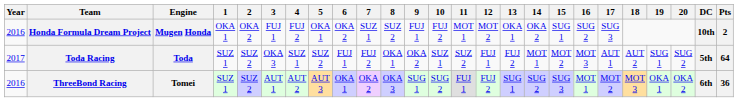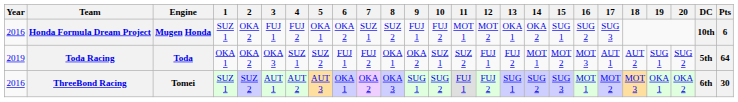(225, 32) OKA 1 -> (225, 32) SUZ 1
(725, 32) 2 -> (725, 32) 6
(16, 57) 2017 -> (16, 57) 2019
(225, 57) SUZ 1 -> (225, 57) OKA 1
(249, 57) SUZ 2 -> (249, 57) OKA 2
(725, 83) 36 -> (725, 83) 30
